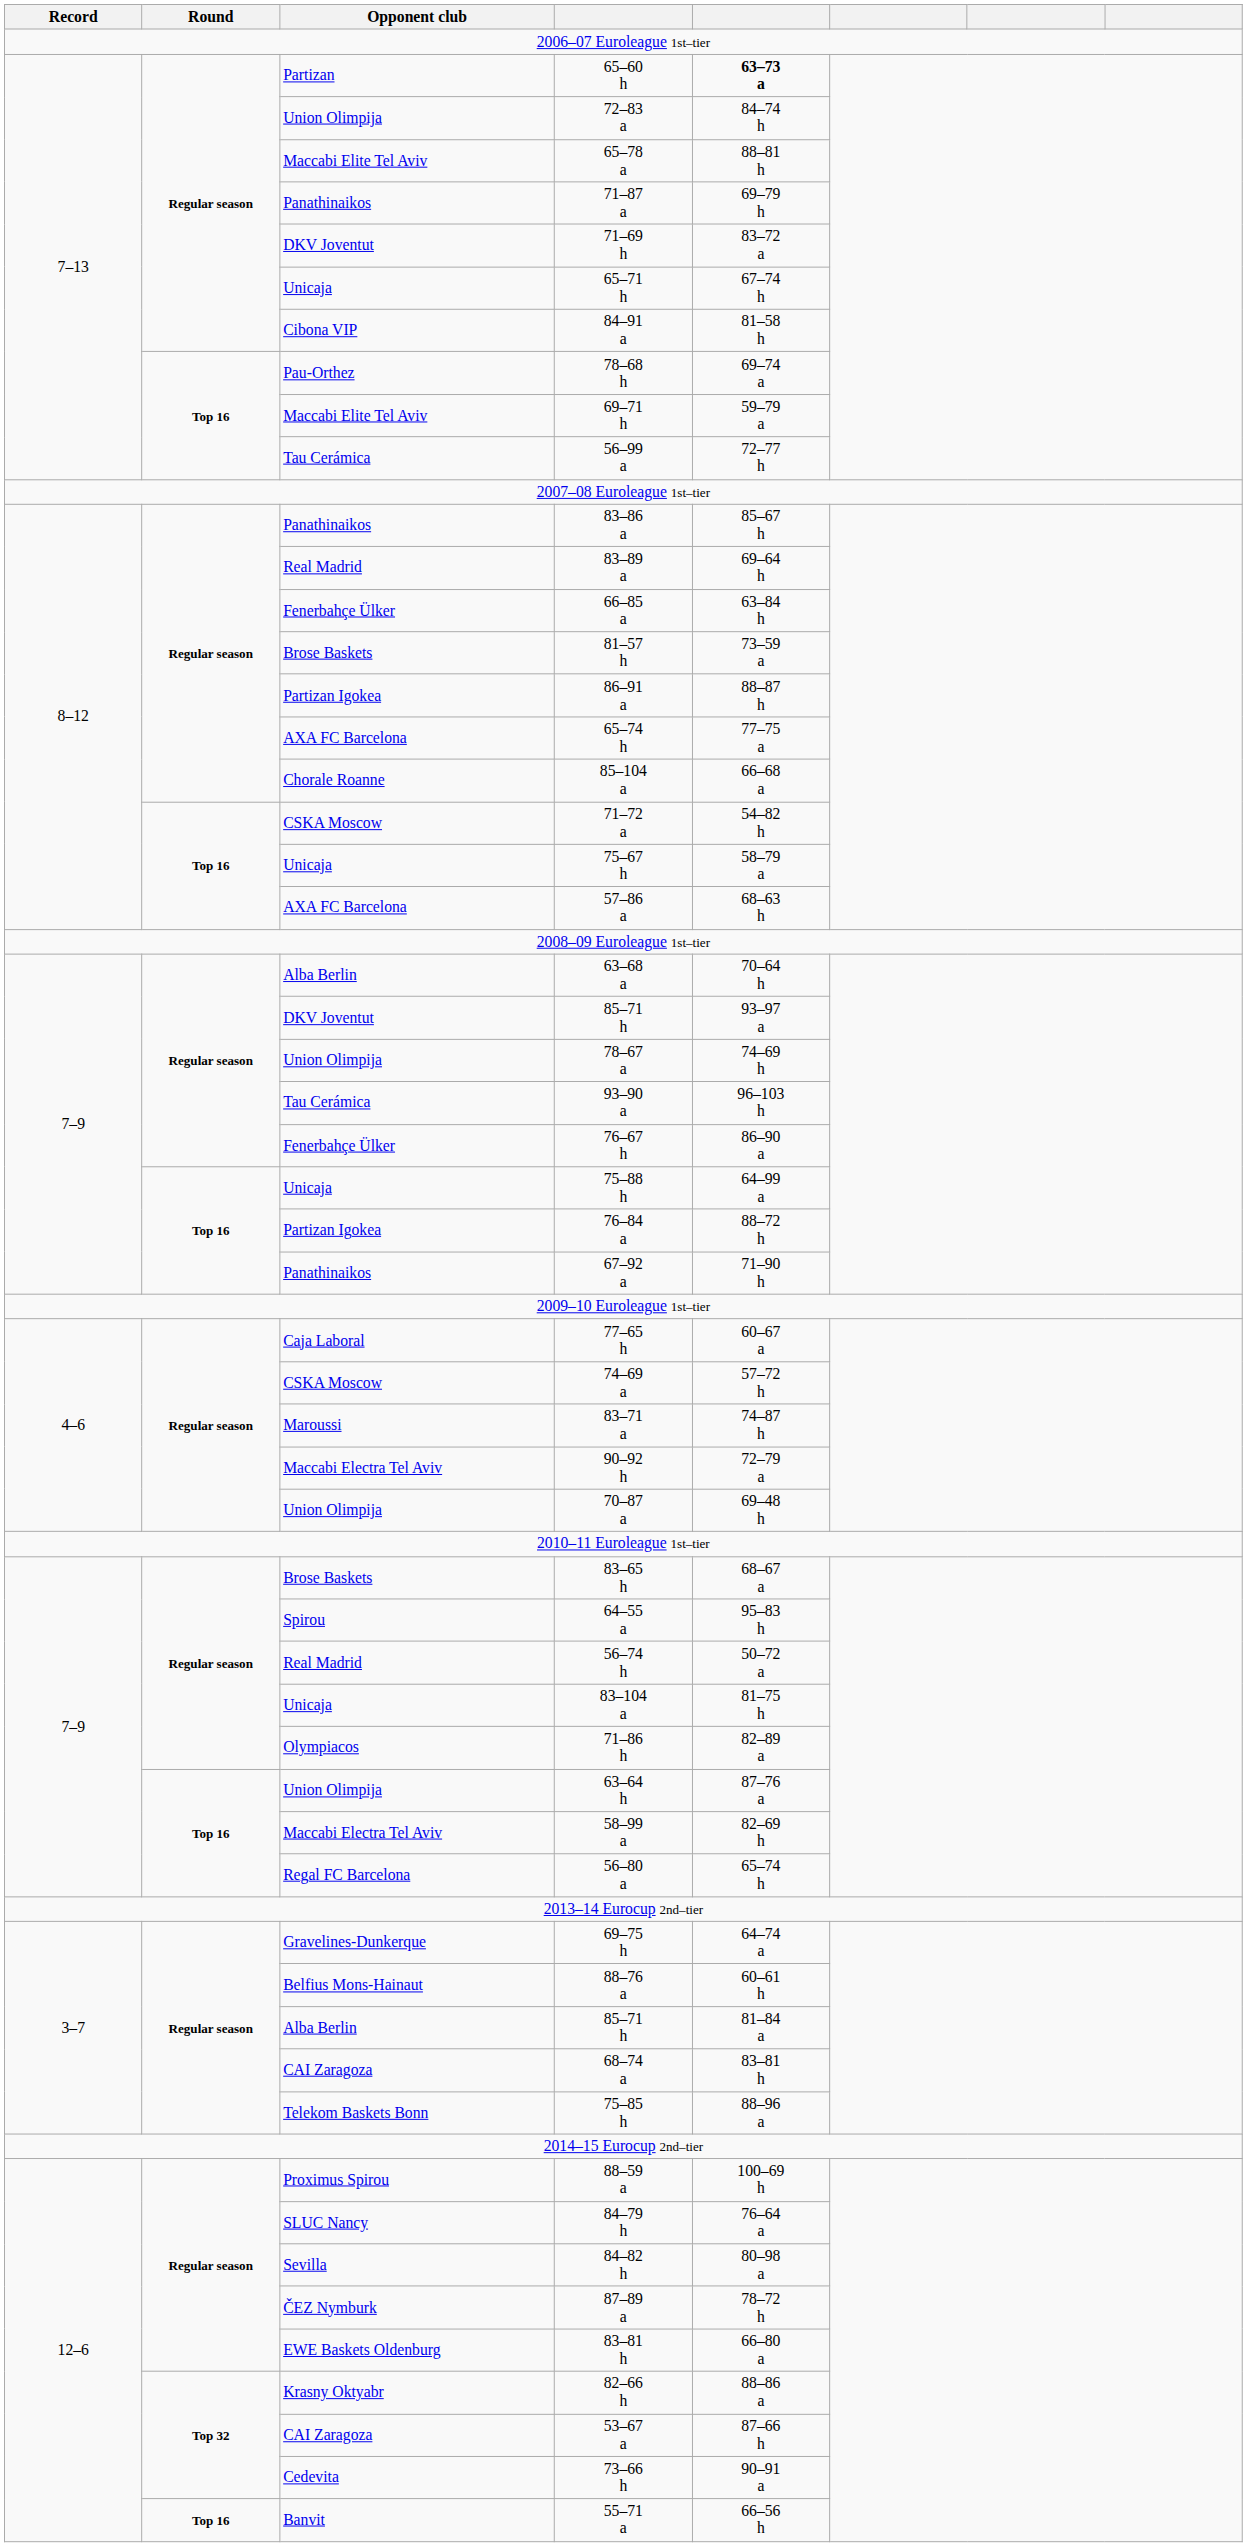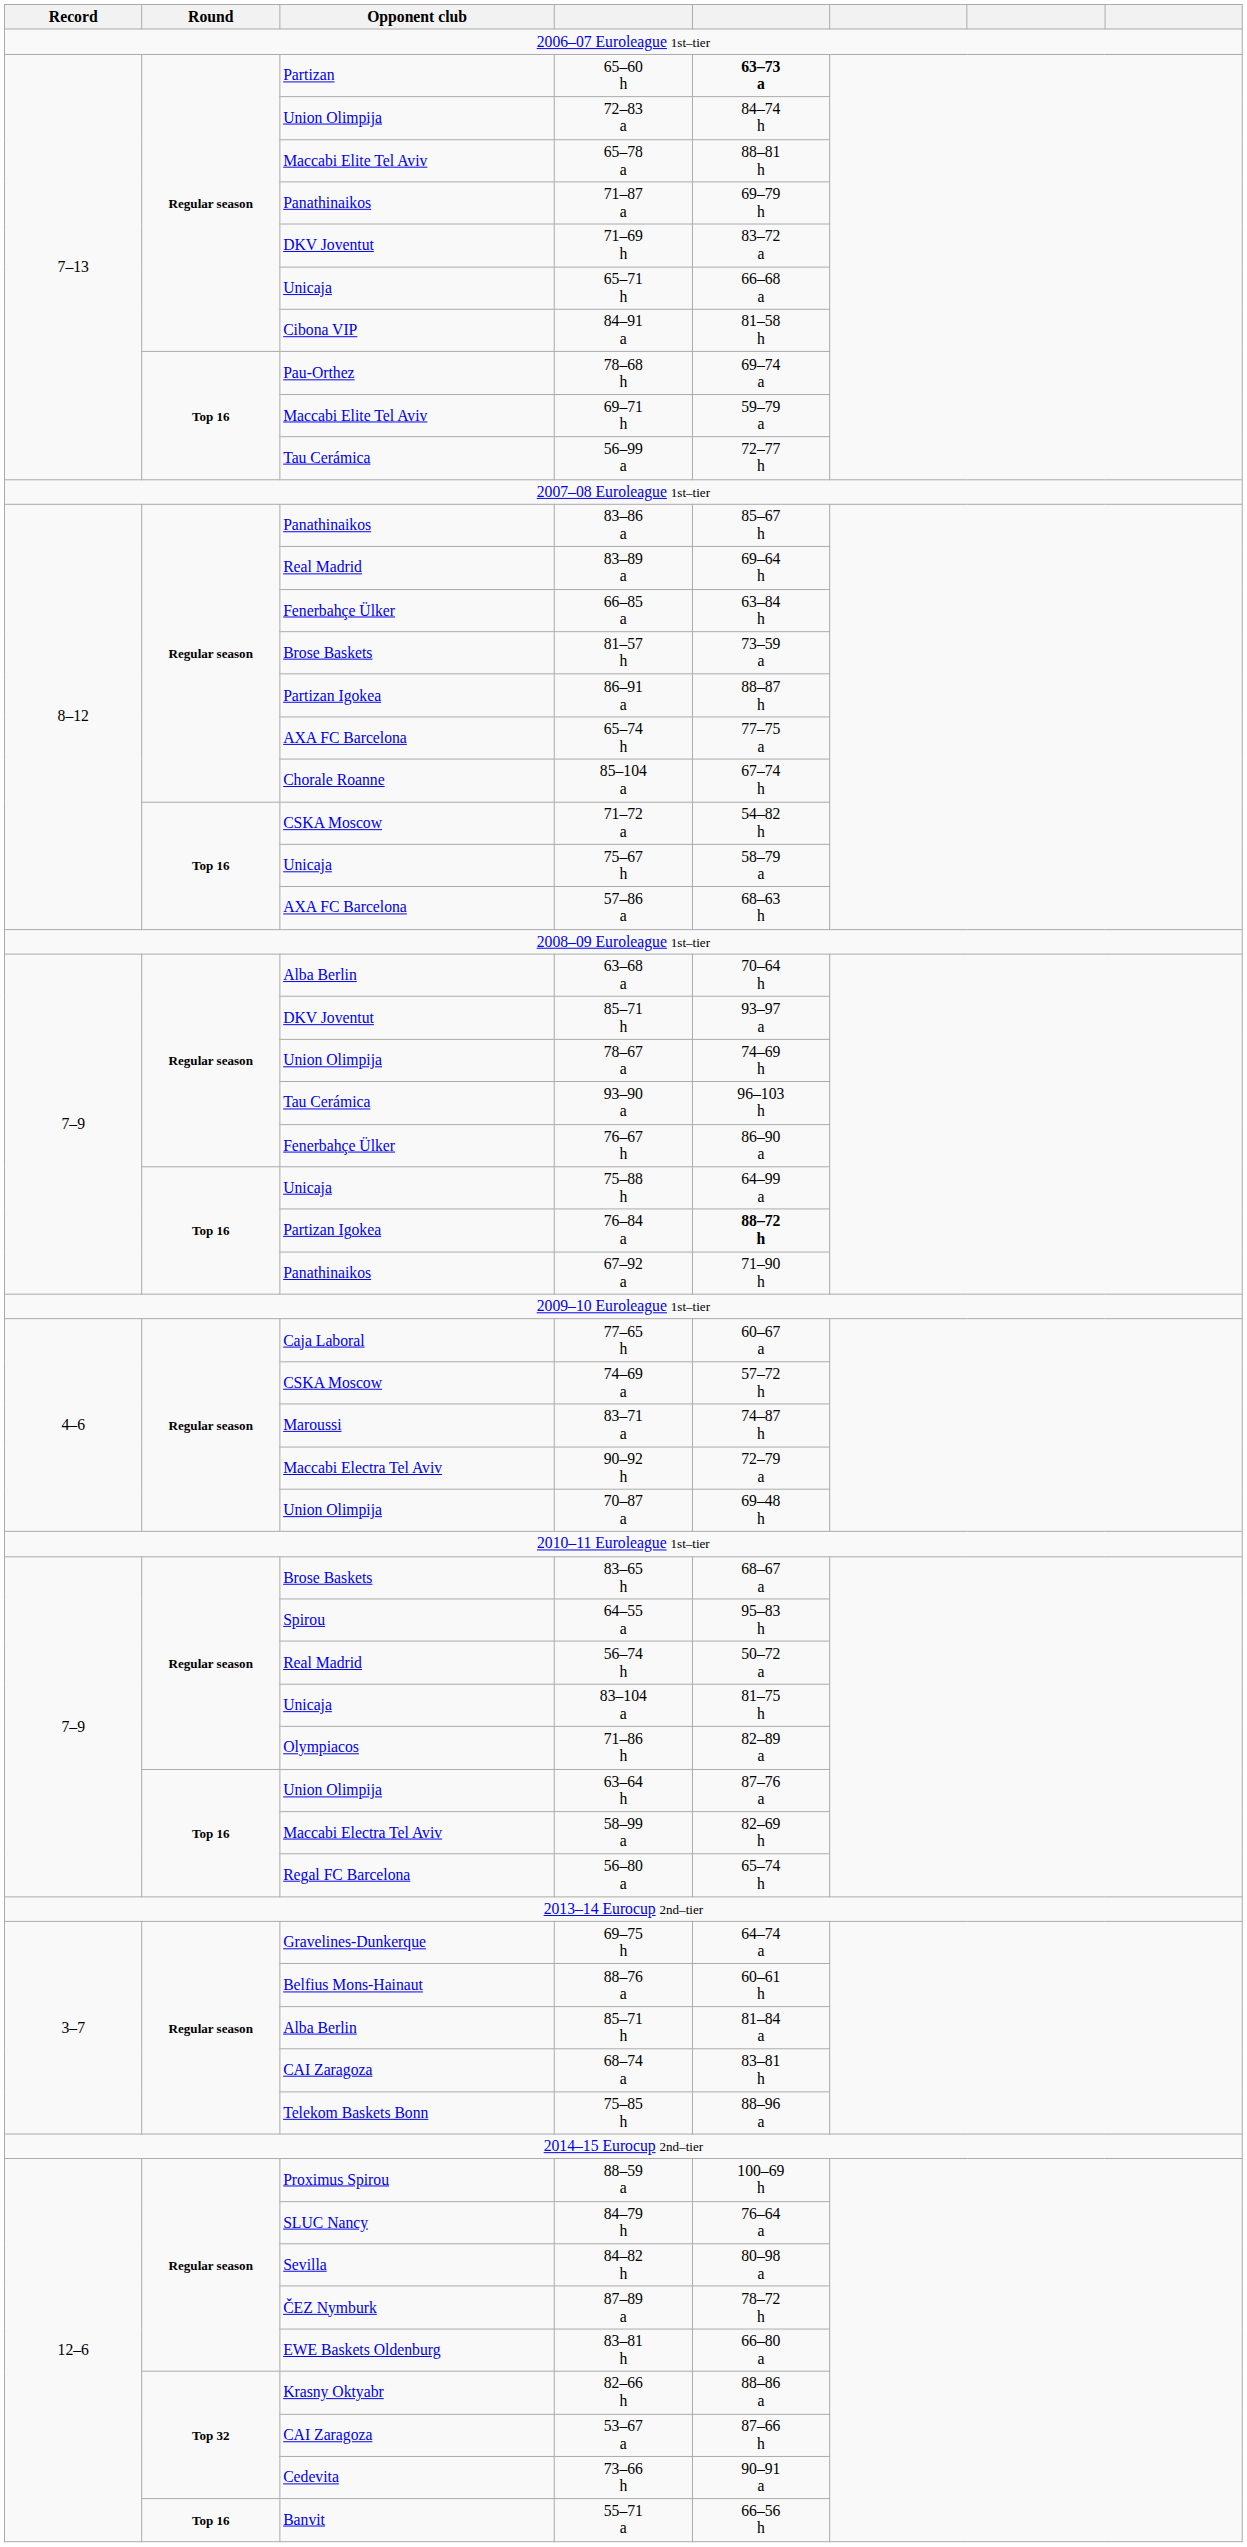(761, 288) 67–74 h -> (761, 288) 66–68 a
(761, 780) 66–68 a -> (761, 780) 67–74 h
(761, 1230) normal -> (761, 1230) bold
